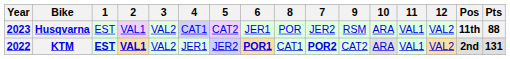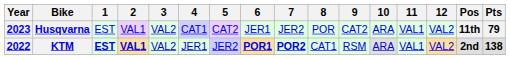columns swapped: (322, 12) <-> (290, 12)
(355, 29) RSM -> (355, 29) CAT2
(494, 29) 88 -> (494, 29) 79
(355, 46) CAT2 -> (355, 46) RSM
(494, 46) 131 -> (494, 46) 138
